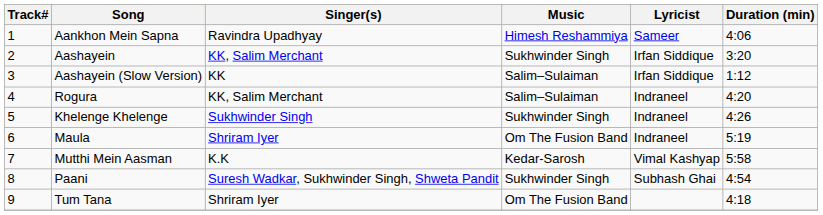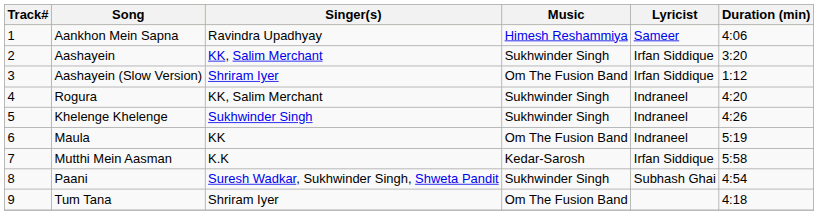(217, 76) KK -> (243, 76) Shriram Iyer
(551, 76) Salim–Sulaiman -> (566, 76) Om The Fusion Band
(551, 96) Salim–Sulaiman -> (557, 96) Sukhwinder Singh
(243, 138) Shriram Iyer -> (217, 138) KK
(677, 158) Vimal Kashyap -> (674, 158) Irfan Siddique
